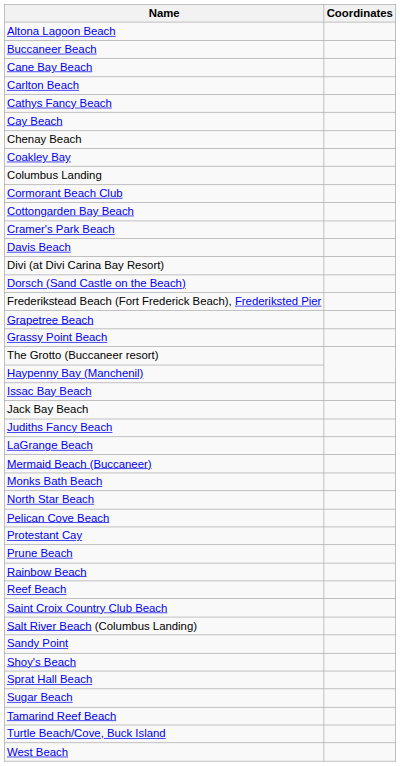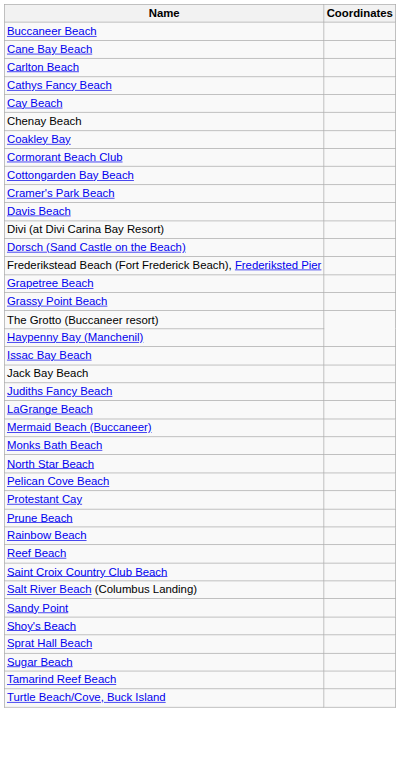- row: (61, 31)
- row: (54, 175)
- row: (37, 752)
